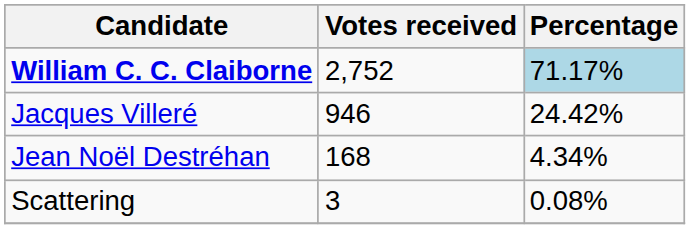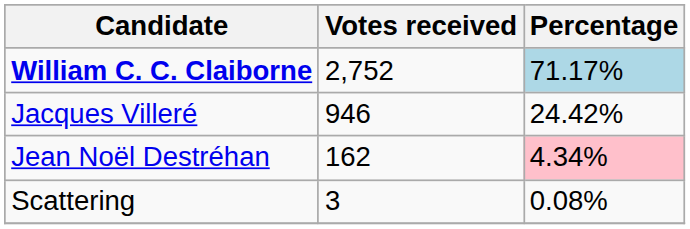(348, 157) 168 -> (348, 157) 162
(569, 157) no background -> (569, 157) pink background
